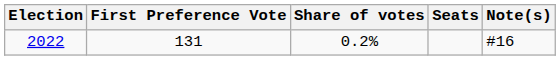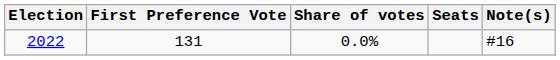(359, 43) 0.2% -> (359, 43) 0.0%
